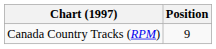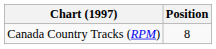(187, 33) 9 -> (187, 33) 8
